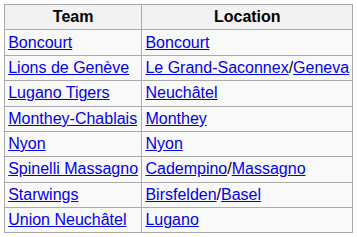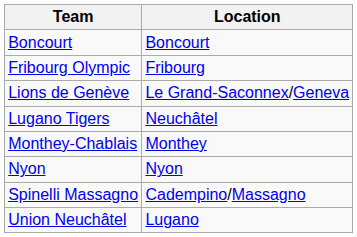+ row: (69, 67)
- row: (43, 194)
